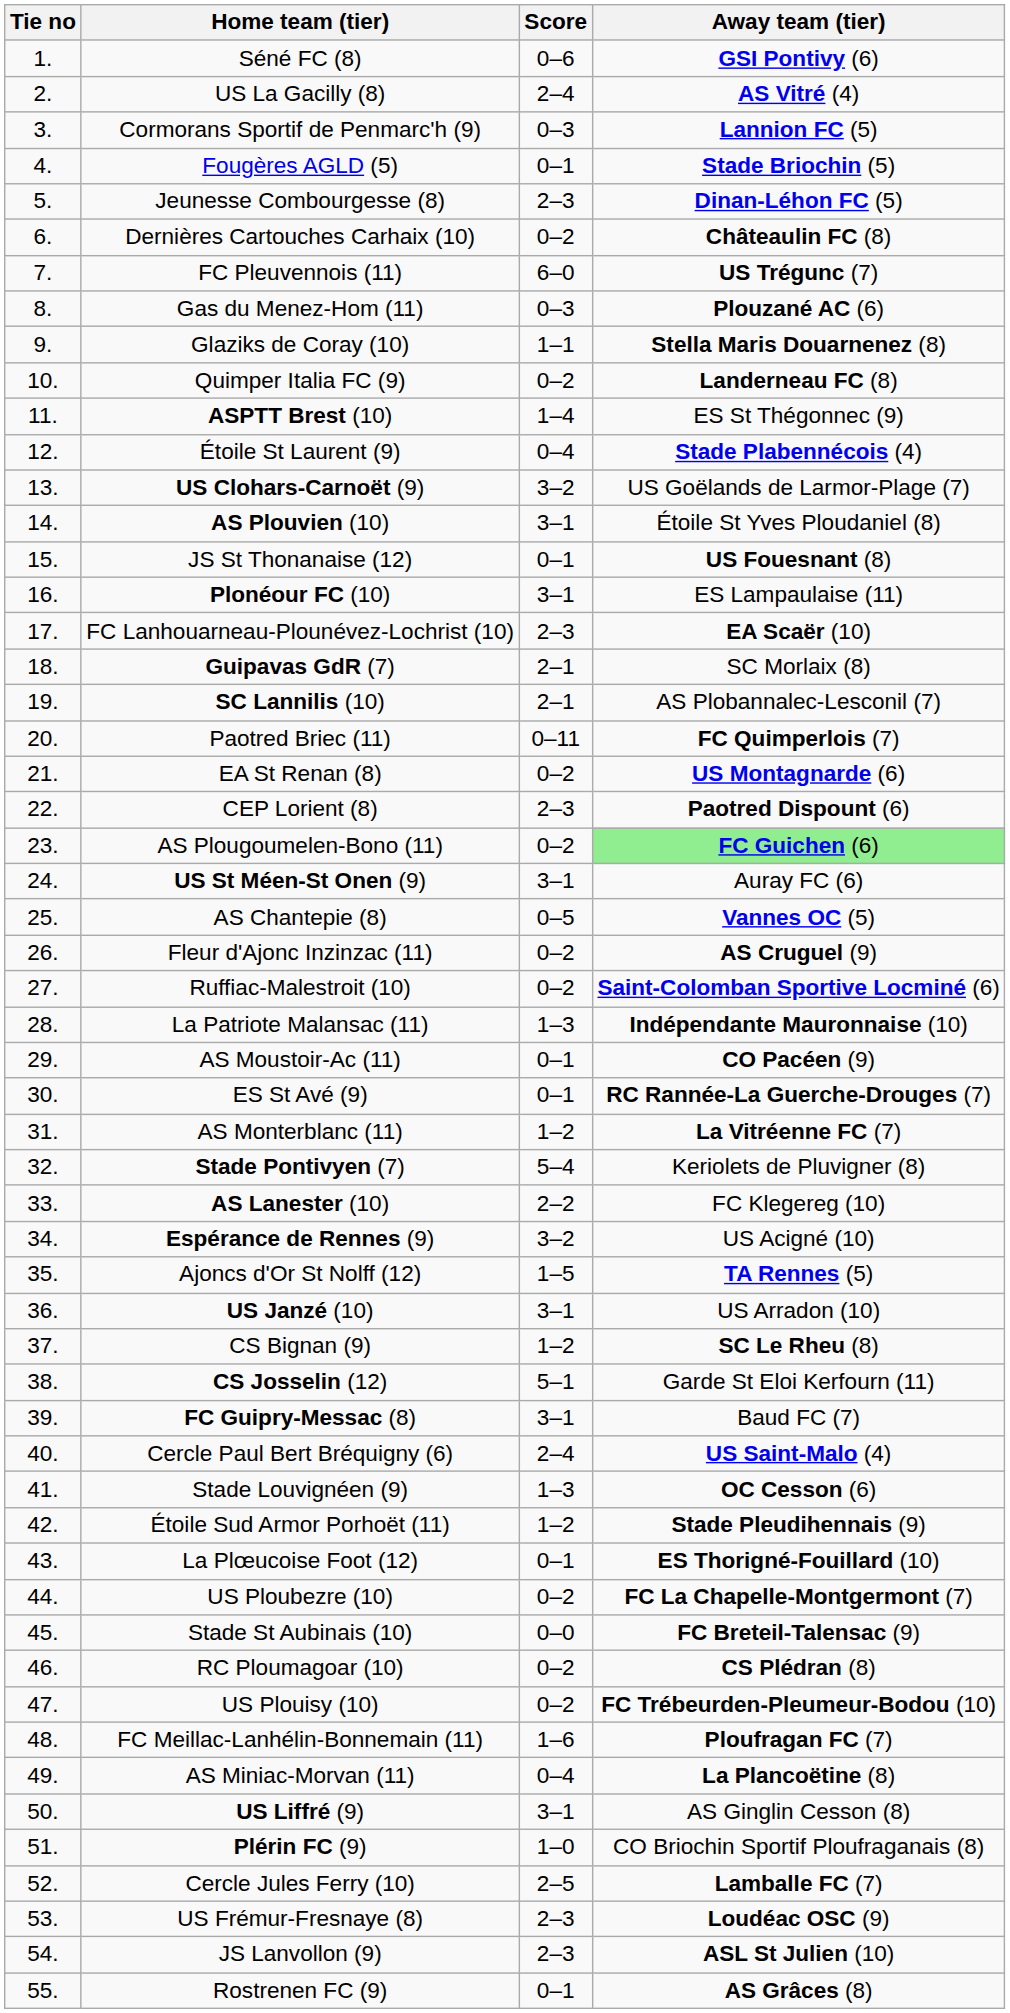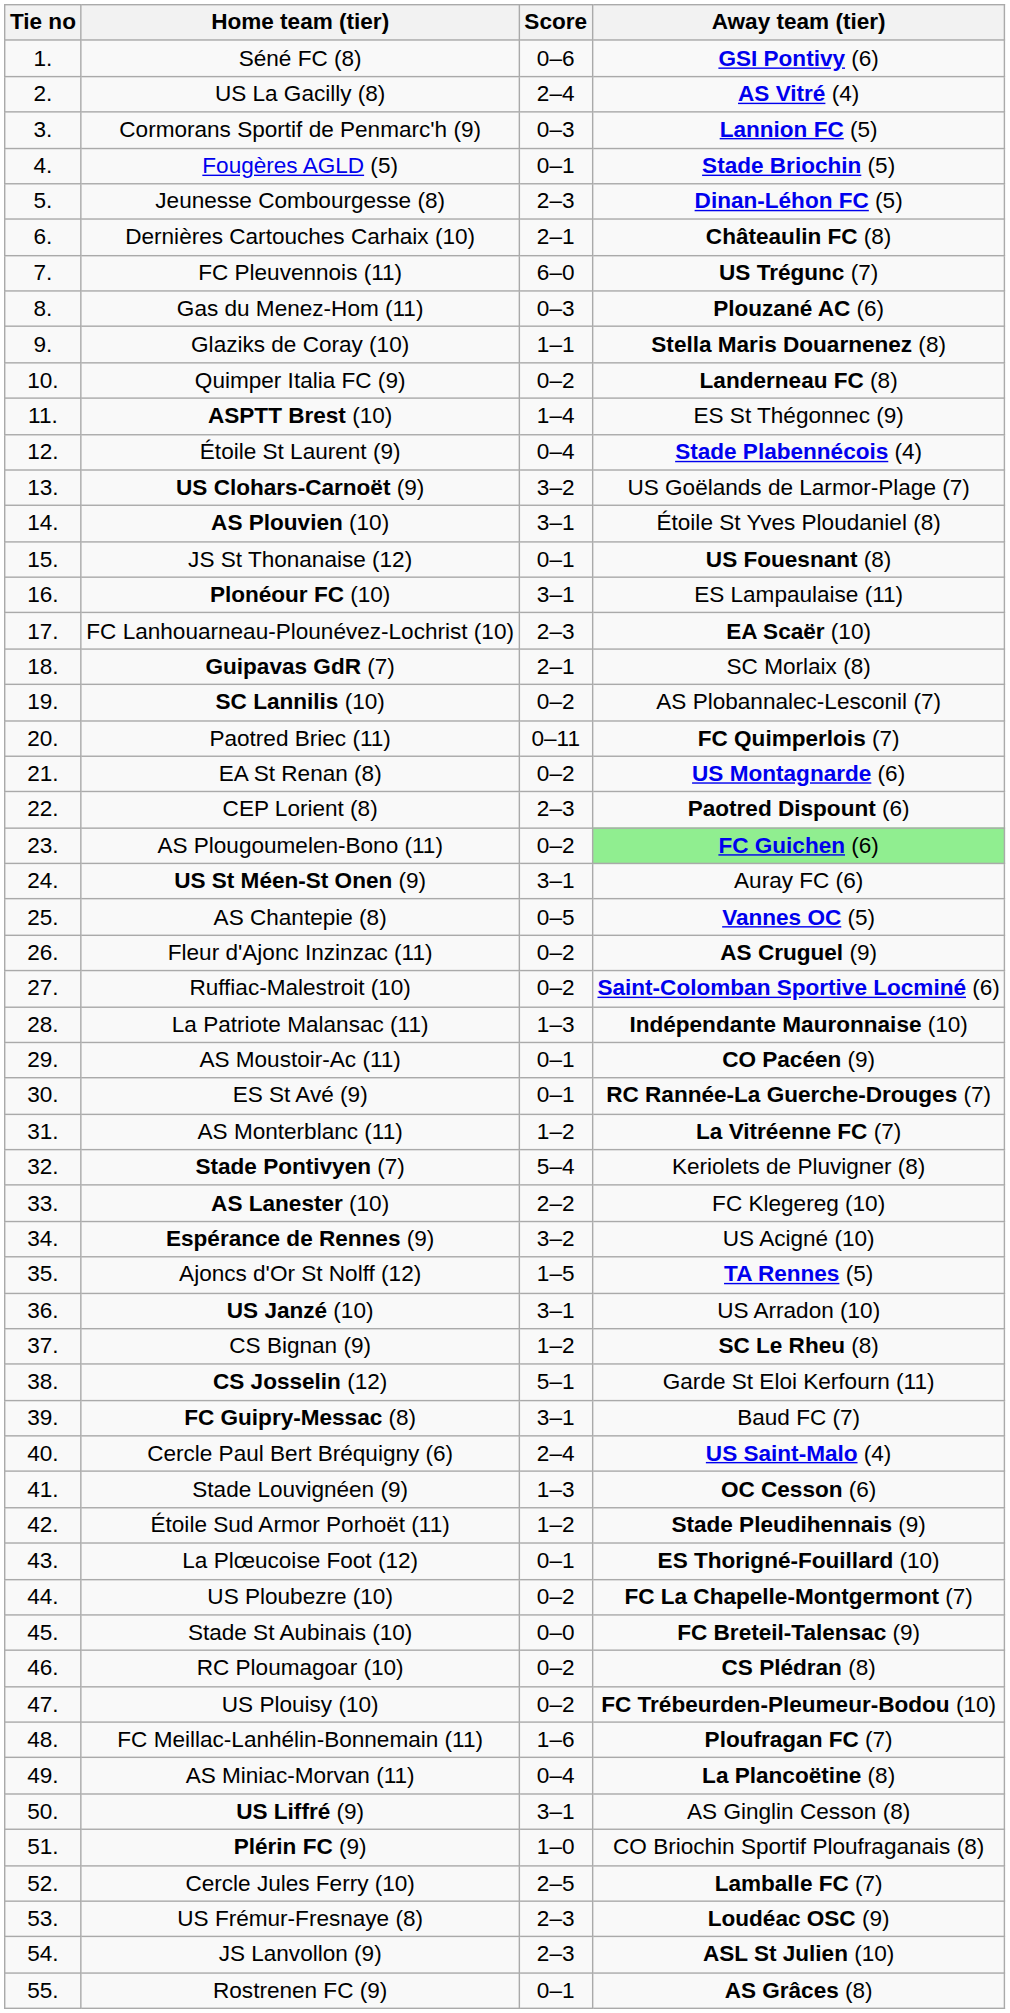(556, 237) 0–2 -> (556, 237) 2–1
(556, 702) 2–1 -> (556, 702) 0–2
